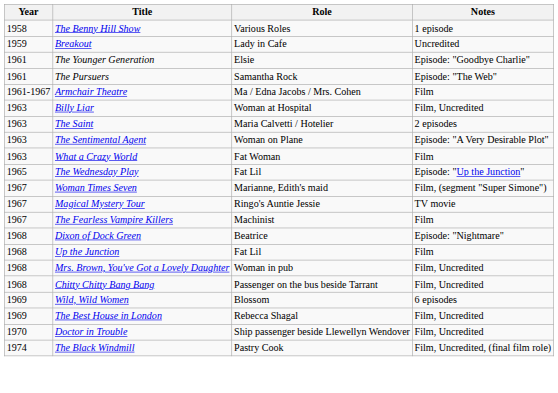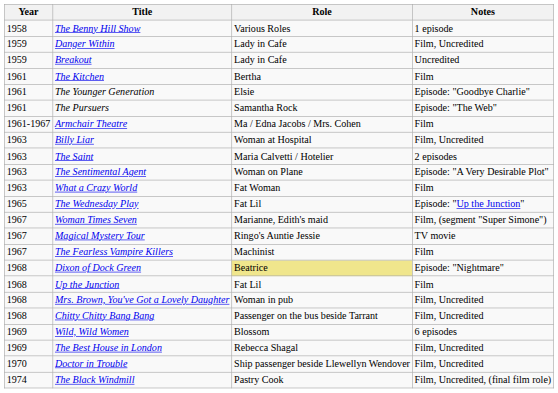+ row: (85, 44)
+ row: (79, 76)
(251, 236) no background -> (251, 268) khaki background
